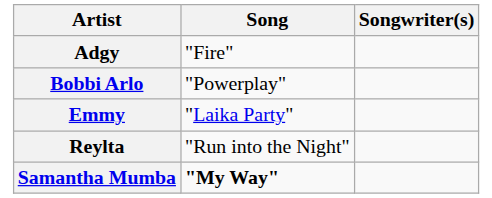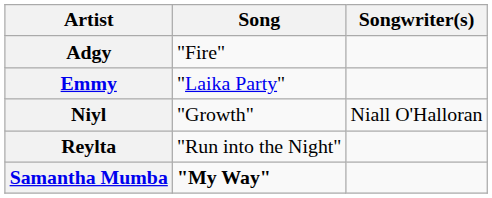- row: (97, 83)
+ row: (89, 114)
